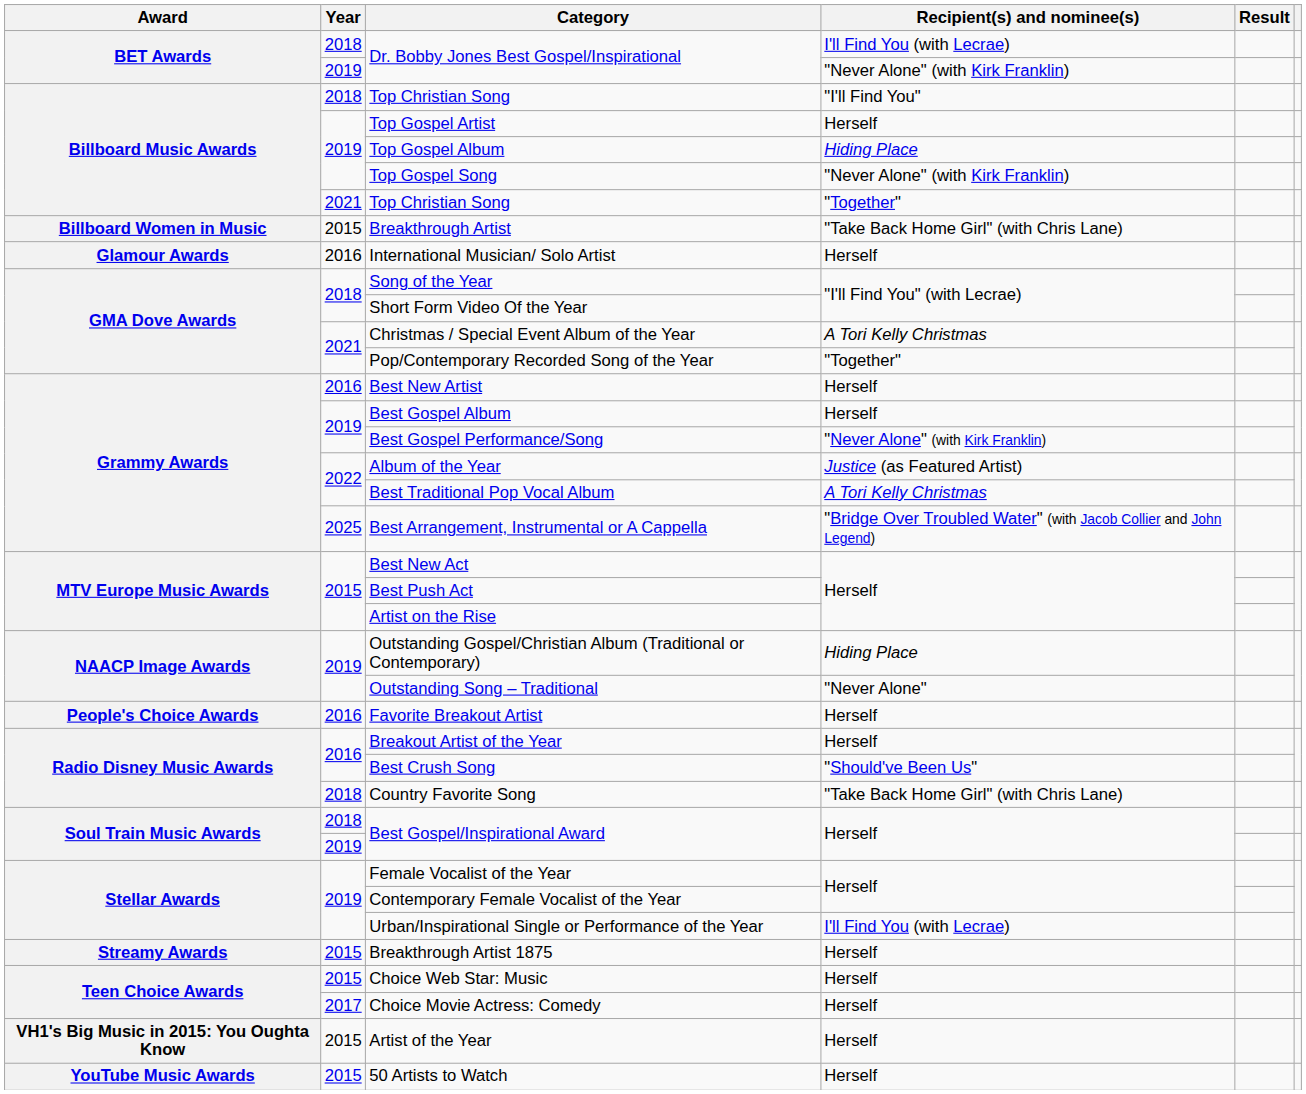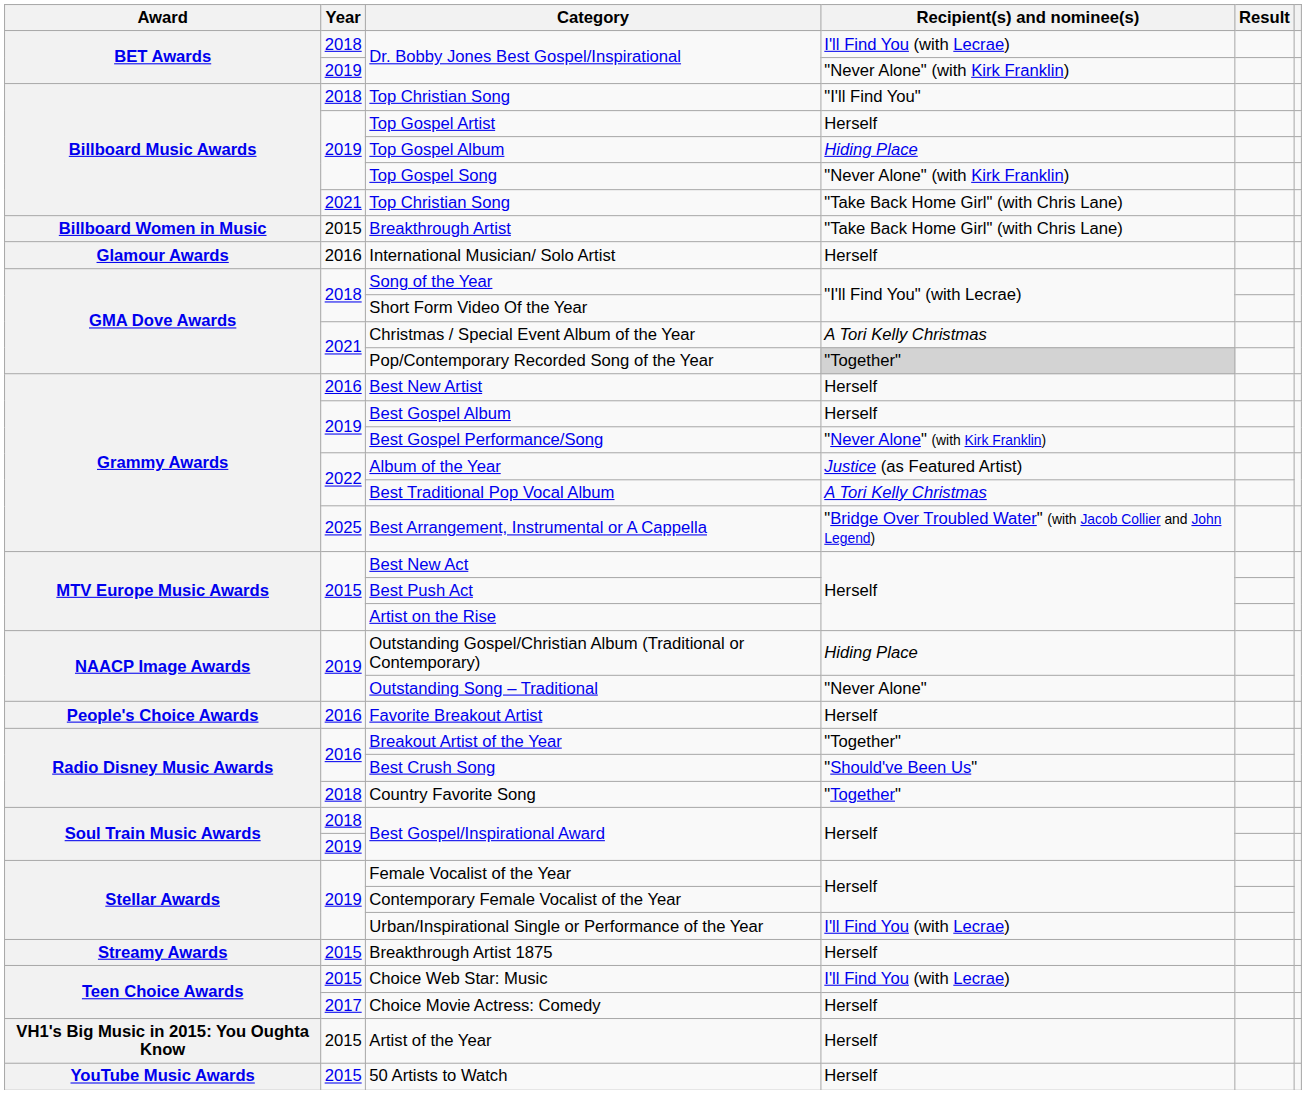(863, 202) "Together" -> (974, 202) "Take Back Home Girl" (with Chris Lane)
(863, 360) no background -> (863, 360) lightgrey background
(851, 741) Herself -> (863, 741) "Together"
(974, 794) "Take Back Home Girl" (with Chris Lane) -> (863, 794) "Together"
(851, 978) Herself -> (917, 978) I'll Find You (with Lecrae)
